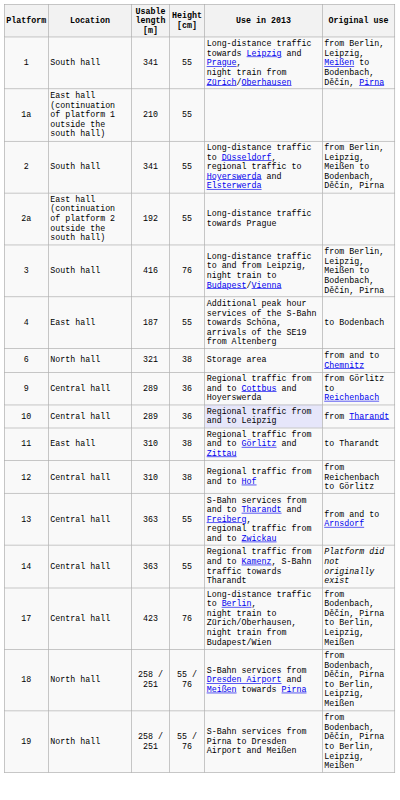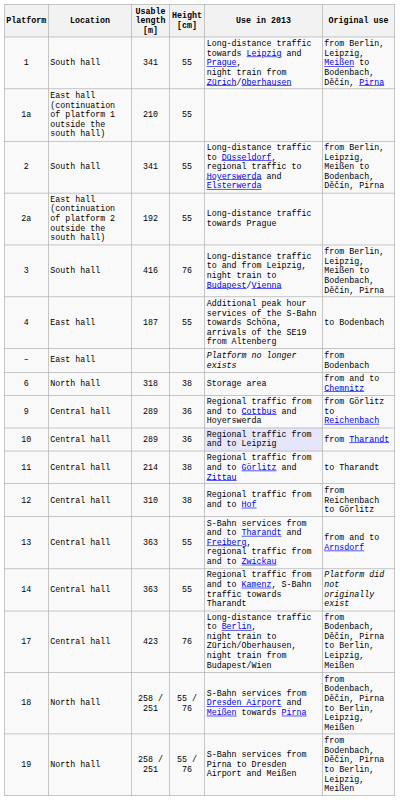+ row: (26, 360)
(151, 360) 321 -> (151, 384) 318
(73, 444) East hall -> (80, 467) Central hall
(151, 444) 310 -> (151, 467) 214
